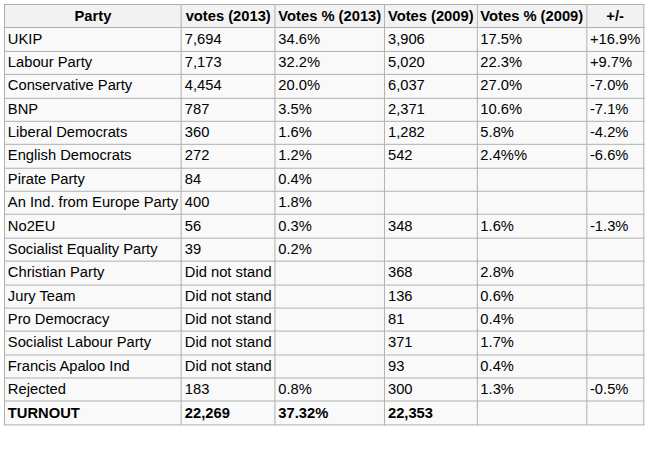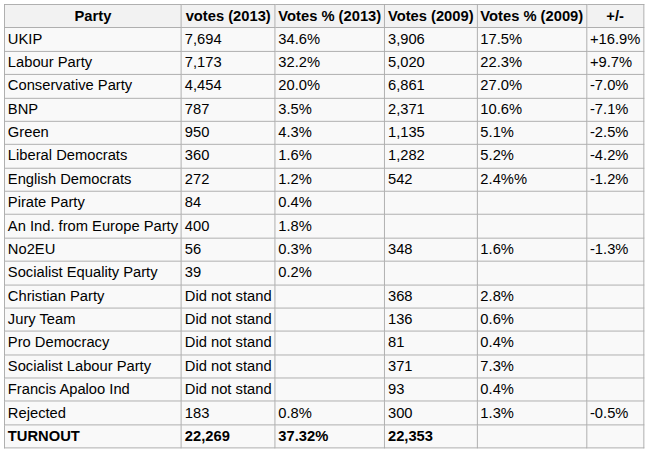(406, 86) 6,037 -> (406, 86) 6,861
+ row: (28, 132)
(497, 132) 5.8% -> (497, 156) 5.2%
(609, 156) -6.6% -> (609, 179) -1.2%
(497, 343) 1.7% -> (497, 366) 7.3%
